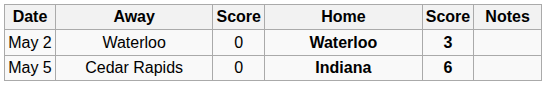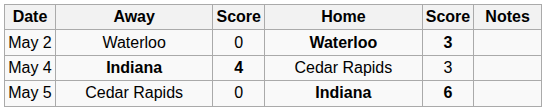+ row: (30, 67)
